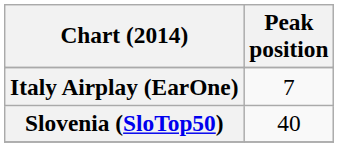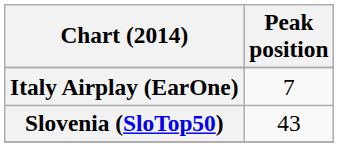(289, 123) 40 -> (289, 123) 43
